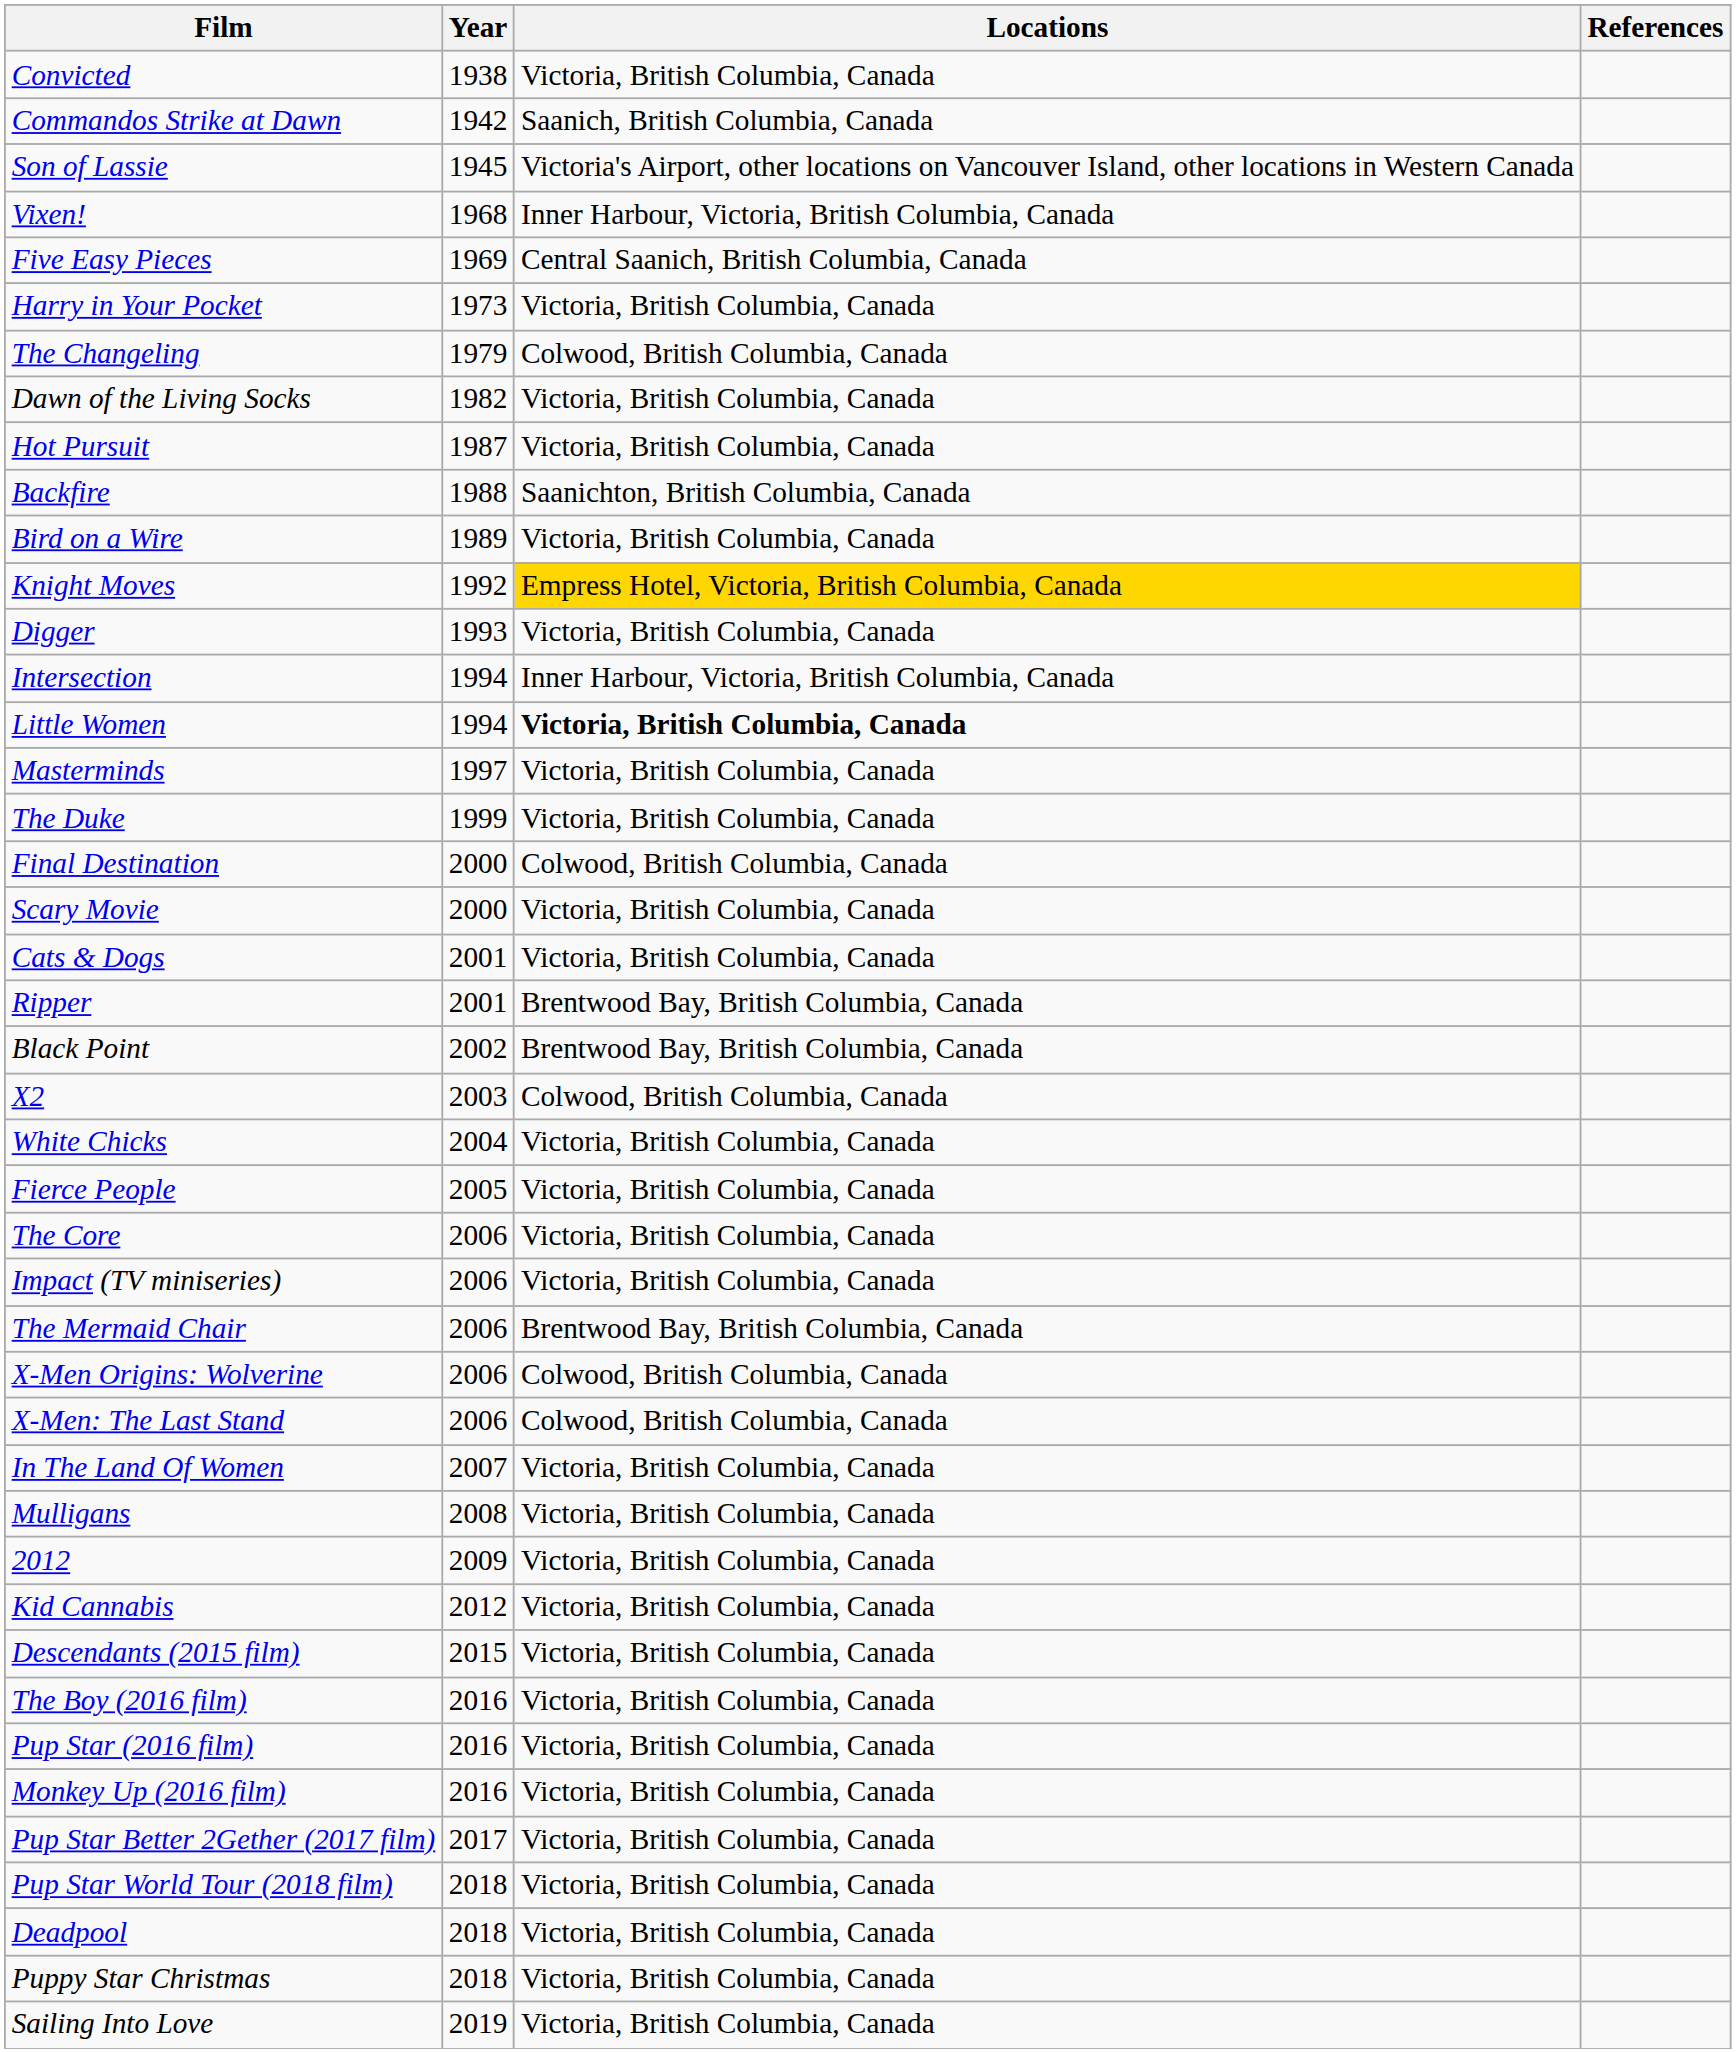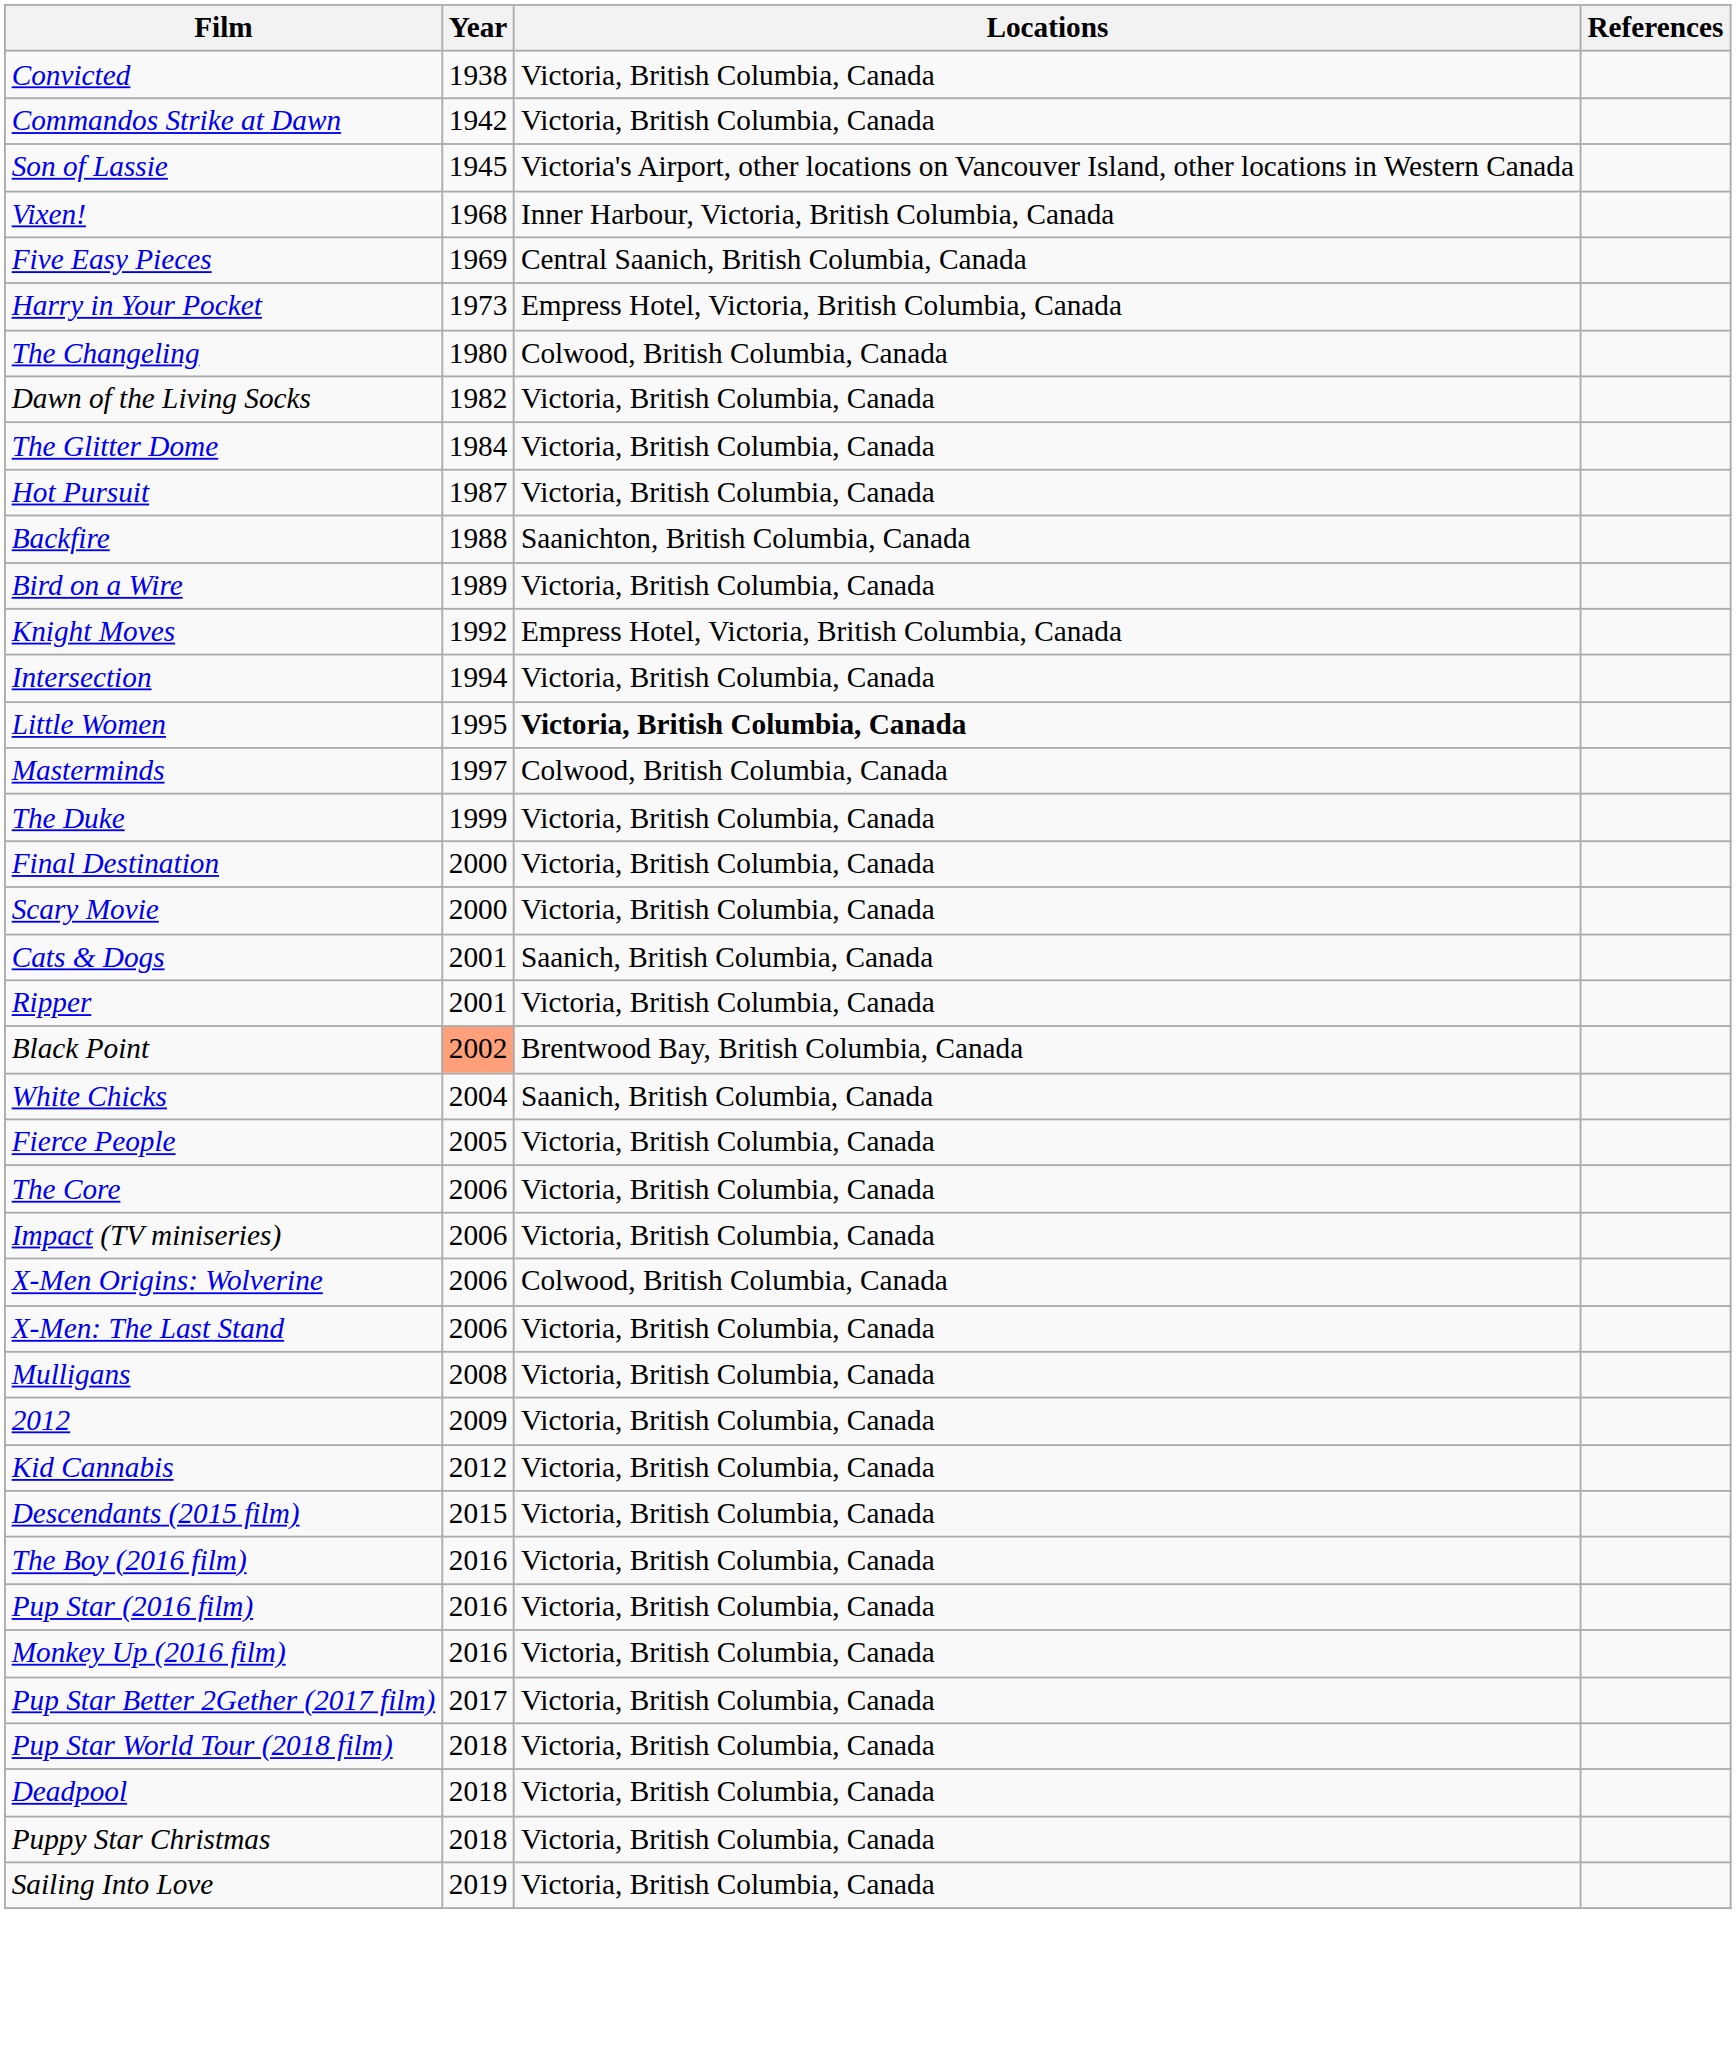(727, 120) Saanich, British Columbia, Canada -> (728, 120) Victoria, British Columbia, Canada
(728, 306) Victoria, British Columbia, Canada -> (821, 306) Empress Hotel, Victoria, British Columbia, Canada
(478, 352) 1979 -> (478, 352) 1980
+ row: (115, 445)
(821, 584) gold background -> (821, 631) no background
- row: (53, 631)
(818, 677) Inner Harbour, Victoria, British Columbia, Canada -> (728, 677) Victoria, British Columbia, Canada
(478, 724) 1994 -> (478, 724) 1995
(728, 770) Victoria, British Columbia, Canada -> (734, 770) Colwood, British Columbia, Canada
(734, 863) Colwood, British Columbia, Canada -> (728, 863) Victoria, British Columbia, Canada
(728, 956) Victoria, British Columbia, Canada -> (727, 956) Saanich, British Columbia, Canada
(772, 1002) Brentwood Bay, British Columbia, Canada -> (728, 1002) Victoria, British Columbia, Canada
(478, 1049) no background -> (478, 1049) lightsalmon background
- row: (28, 1095)
(728, 1142) Victoria, British Columbia, Canada -> (727, 1095) Saanich, British Columbia, Canada
- row: (129, 1327)
(734, 1420) Colwood, British Columbia, Canada -> (728, 1327) Victoria, British Columbia, Canada
- row: (148, 1467)
